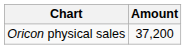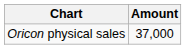(155, 34) 37,200 -> (155, 34) 37,000
